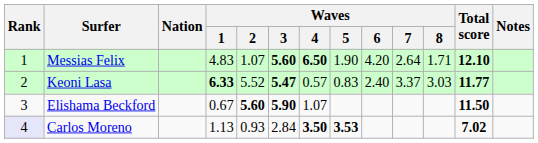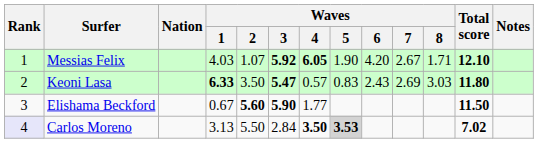(221, 60) 4.83 -> (221, 60) 4.03
(284, 60) 5.60 -> (284, 60) 5.92
(315, 60) 6.50 -> (315, 60) 6.05
(408, 60) 2.64 -> (408, 60) 2.67
(252, 82) 5.52 -> (252, 82) 3.50
(377, 82) 2.40 -> (377, 82) 2.43
(408, 82) 3.37 -> (408, 82) 2.69
(474, 82) 11.77 -> (474, 82) 11.80
(315, 104) 1.07 -> (315, 104) 1.77
(221, 127) 1.13 -> (221, 127) 3.13
(252, 127) 0.93 -> (252, 127) 5.50
(346, 127) no background -> (346, 127) lightgrey background
